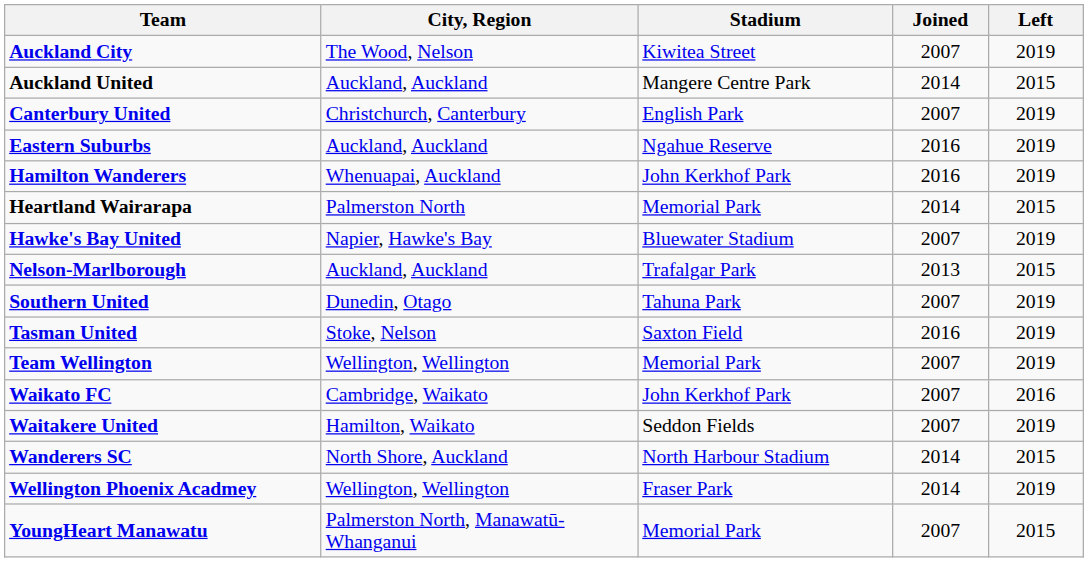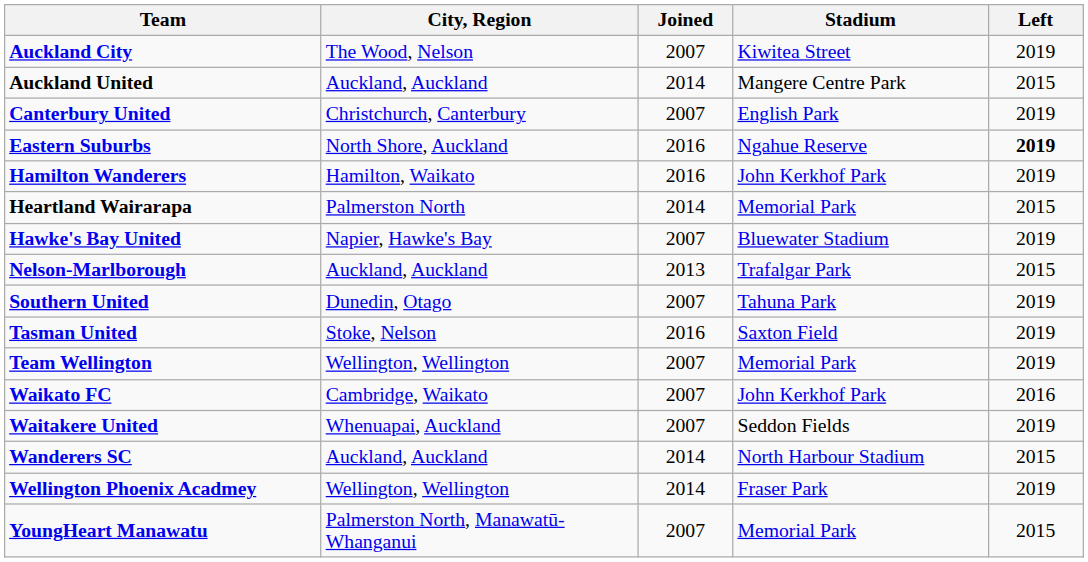columns swapped: (765, 20) <-> (940, 20)
(407, 144) Auckland, Auckland -> (417, 144) North Shore, Auckland
(1036, 144) normal -> (1036, 144) bold
(413, 176) Whenuapai, Auckland -> (400, 176) Hamilton, Waikato
(400, 425) Hamilton, Waikato -> (413, 425) Whenuapai, Auckland
(417, 457) North Shore, Auckland -> (407, 457) Auckland, Auckland
